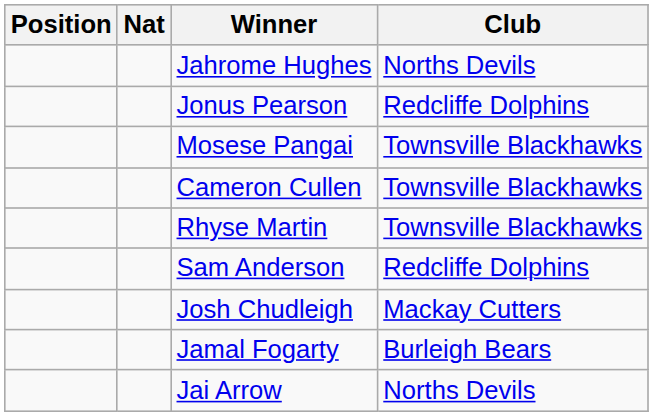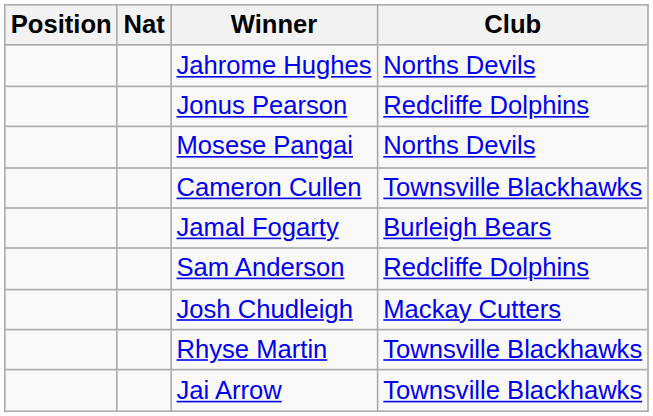(513, 146) Townsville Blackhawks -> (459, 146) Norths Devils
rows swapped: (258, 349) <-> (252, 227)
(459, 390) Norths Devils -> (513, 390) Townsville Blackhawks
